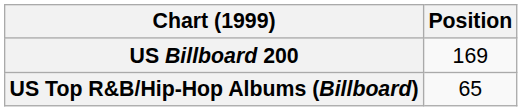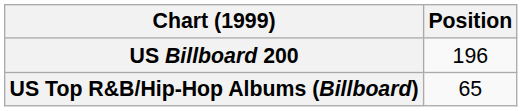(470, 55) 169 -> (470, 55) 196
